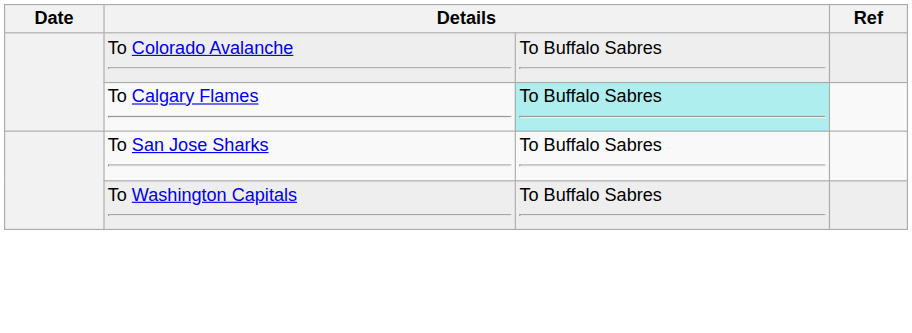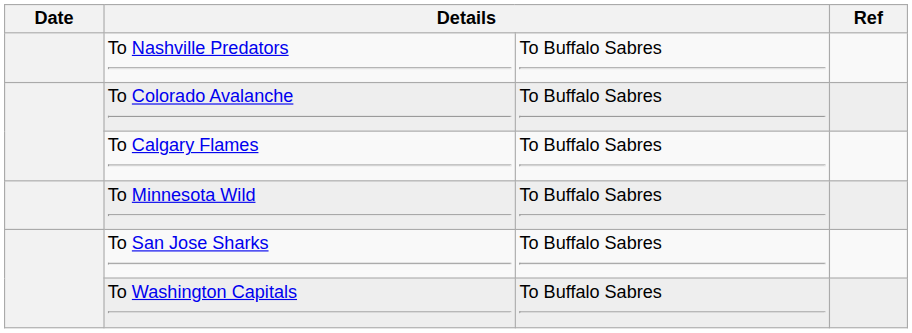+ row: (309, 53)
(672, 102) paleturquoise background -> (672, 151) no background
+ row: (309, 200)
